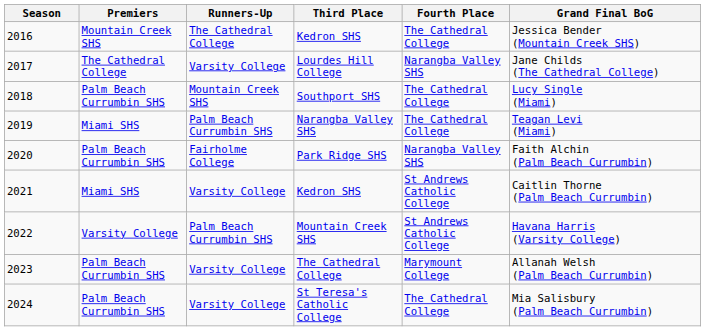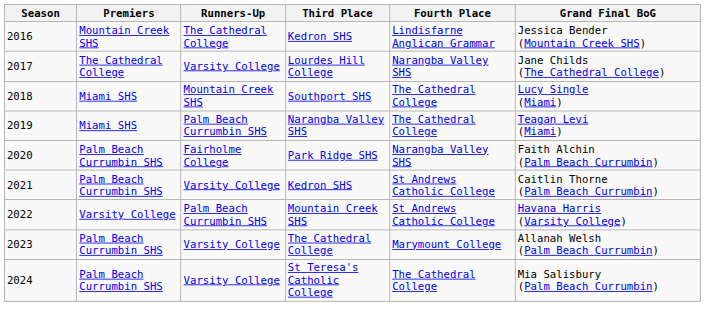(446, 37) The Cathedral College -> (444, 37) Lindisfarne Anglican Grammar
(123, 96) Palm Beach Currumbin SHS -> (108, 96) Miami SHS
(110, 191) Miami SHS -> (121, 185) Palm Beach Currumbin SHS
